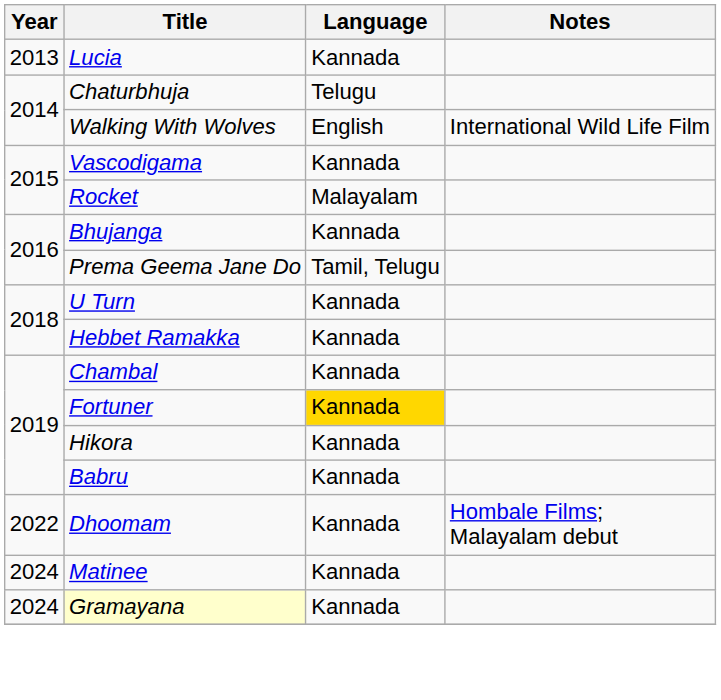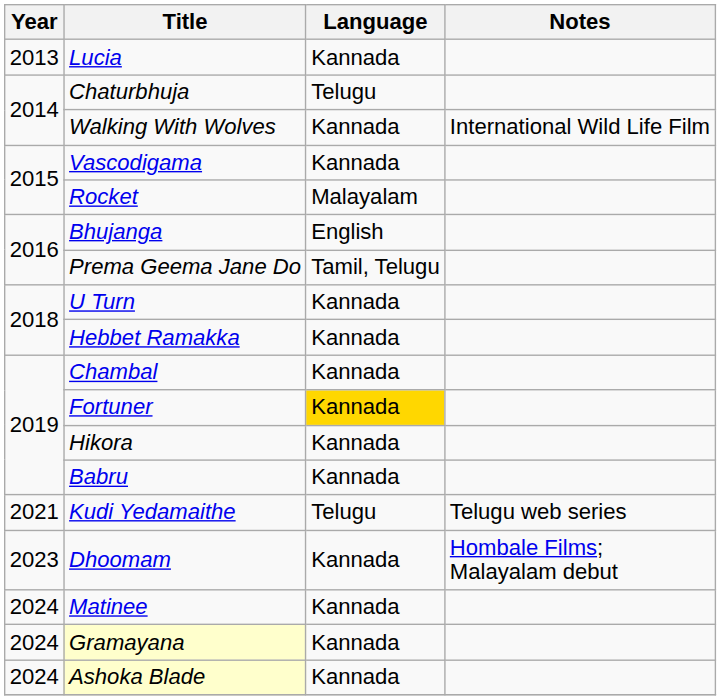(347, 127) English -> (355, 127) Kannada
(355, 232) Kannada -> (347, 232) English
+ row: (152, 512)
(34, 524) 2022 -> (34, 559) 2023
+ row: (137, 677)
